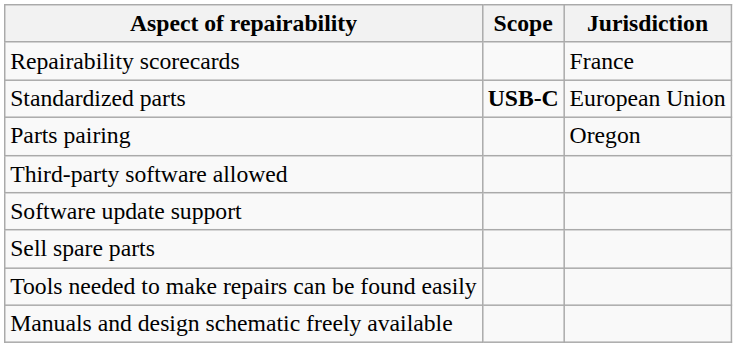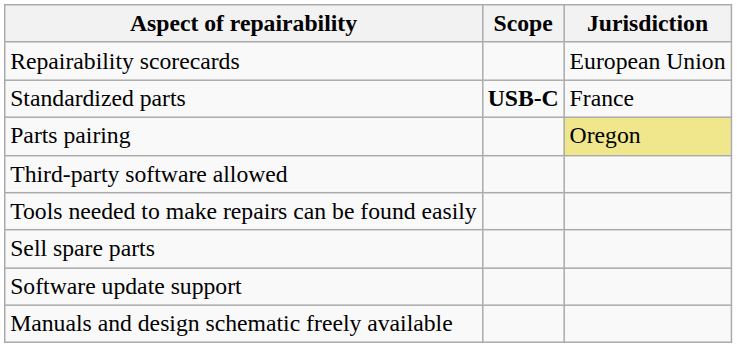(602, 60) France -> (648, 60) European Union
(648, 98) European Union -> (602, 98) France
(605, 135) no background -> (605, 135) khaki background
rows swapped: (126, 211) <-> (243, 286)
